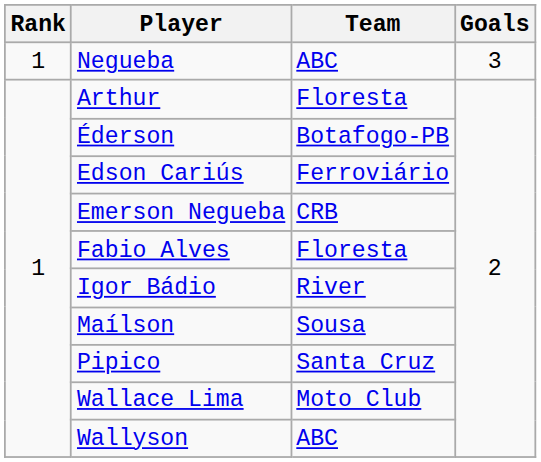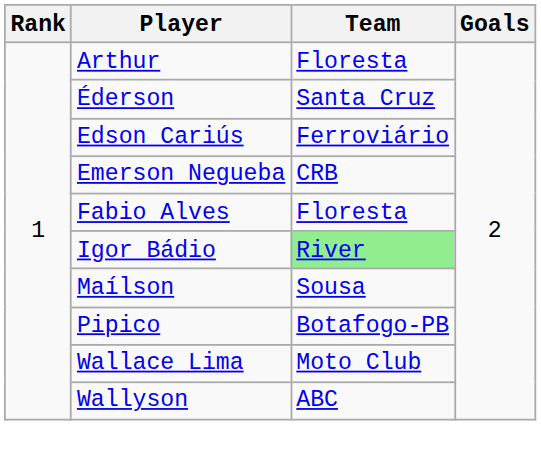- row: (126, 61)
(373, 137) Botafogo-PB -> (366, 99) Santa Cruz
(331, 288) no background -> (331, 250) lightgreen background
(366, 363) Santa Cruz -> (373, 325) Botafogo-PB
